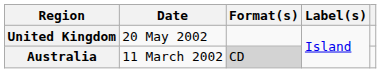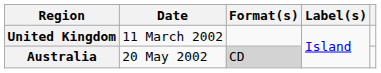(165, 36) 20 May 2002 -> (173, 36) 11 March 2002
(173, 57) 11 March 2002 -> (165, 57) 20 May 2002
